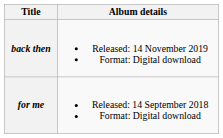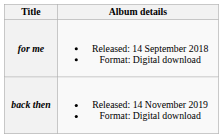rows swapped: (31, 105) <-> (31, 48)
